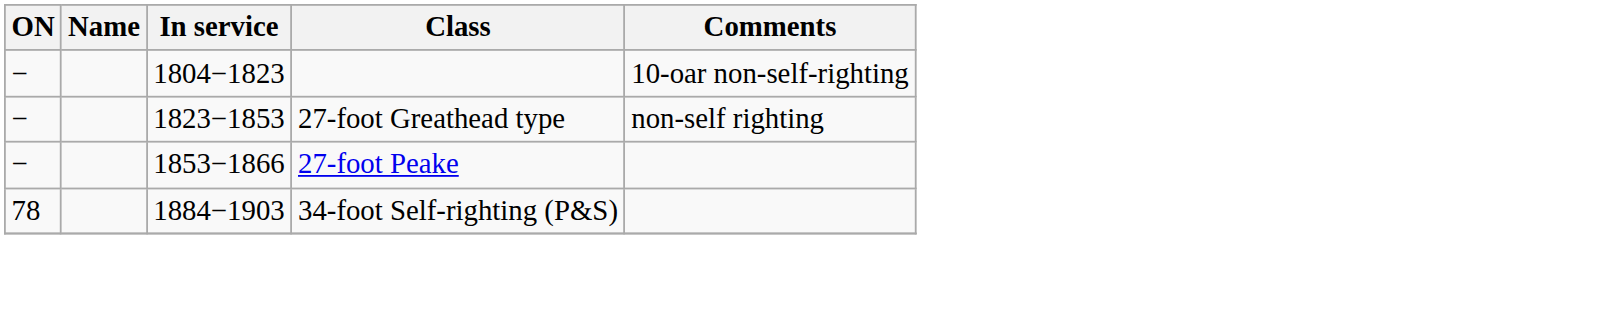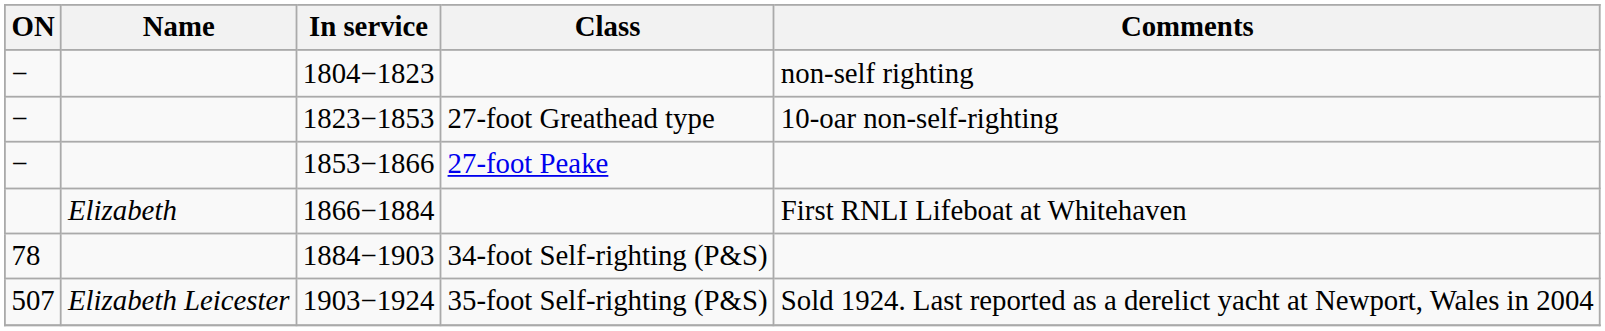(770, 73) 10-oar non-self-righting -> (877, 73) non-self righting
(728, 118) non-self righting -> (920, 118) 10-oar non-self-righting
+ row: (369, 210)
+ row: (369, 301)
